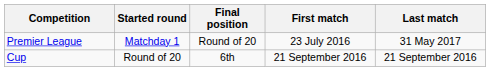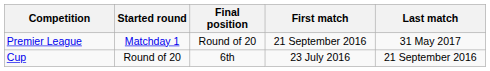(320, 41) 23 July 2016 -> (320, 41) 21 September 2016
(320, 58) 21 September 2016 -> (320, 58) 23 July 2016
